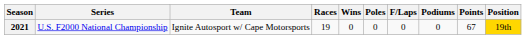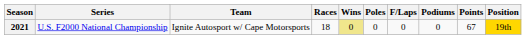(325, 27) 19 -> (325, 27) 18
(351, 27) no background -> (351, 27) khaki background
